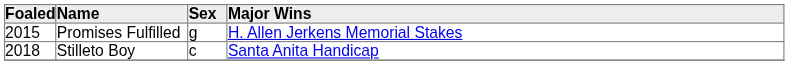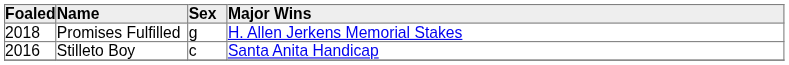(23, 32) 2015 -> (23, 32) 2018
(23, 51) 2018 -> (23, 51) 2016
